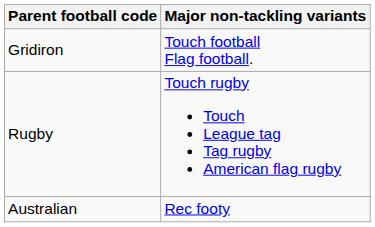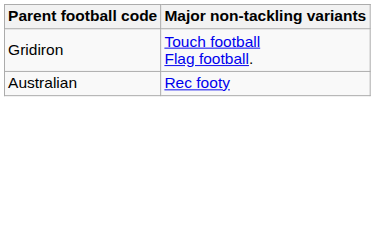- row: (30, 133)
